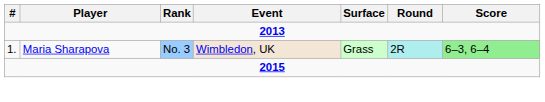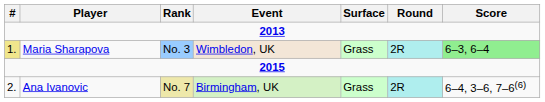(12, 49) no background -> (12, 49) khaki background
+ row: (55, 87)
